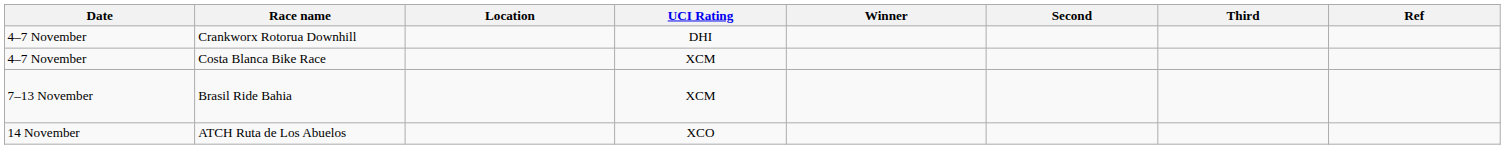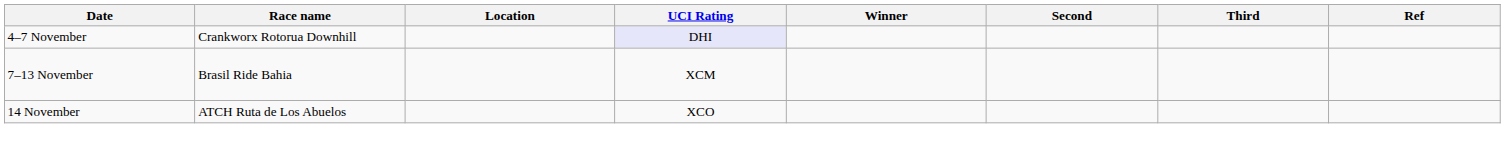(700, 36) no background -> (700, 36) lavender background
- row: (262, 58)
